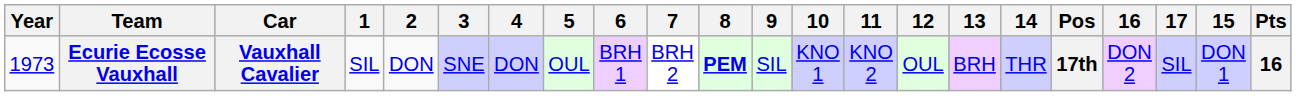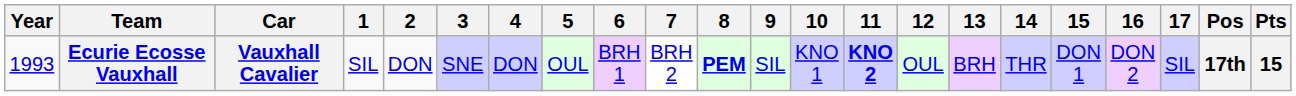columns swapped: (1223, 20) <-> (1077, 20)
(32, 63) 1973 -> (32, 63) 1993
(871, 63) normal -> (871, 63) bold
(1271, 63) 16 -> (1271, 63) 15
